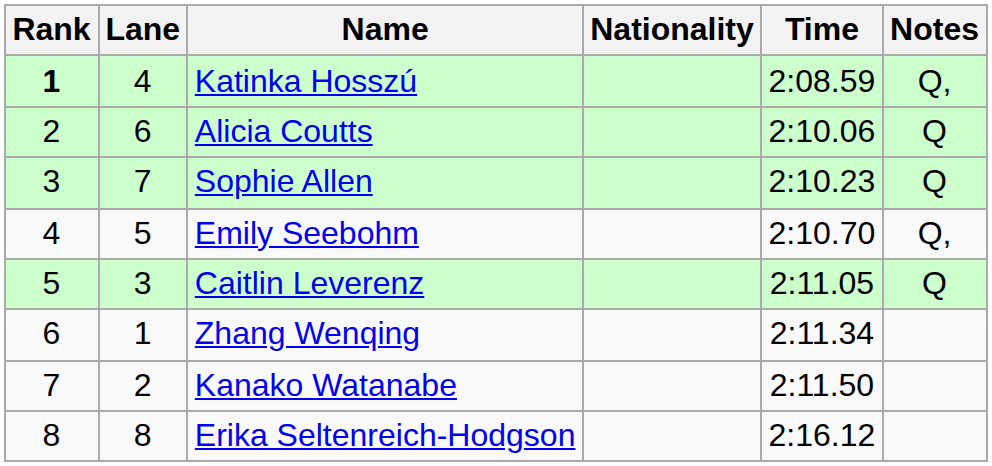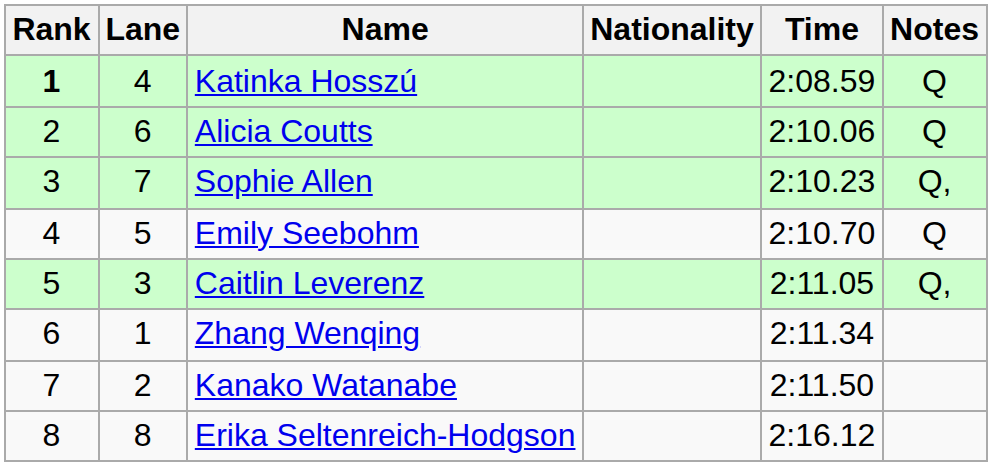(935, 80) Q, -> (935, 80) Q
(935, 182) Q -> (935, 182) Q,
(935, 232) Q, -> (935, 232) Q
(935, 283) Q -> (935, 283) Q,
